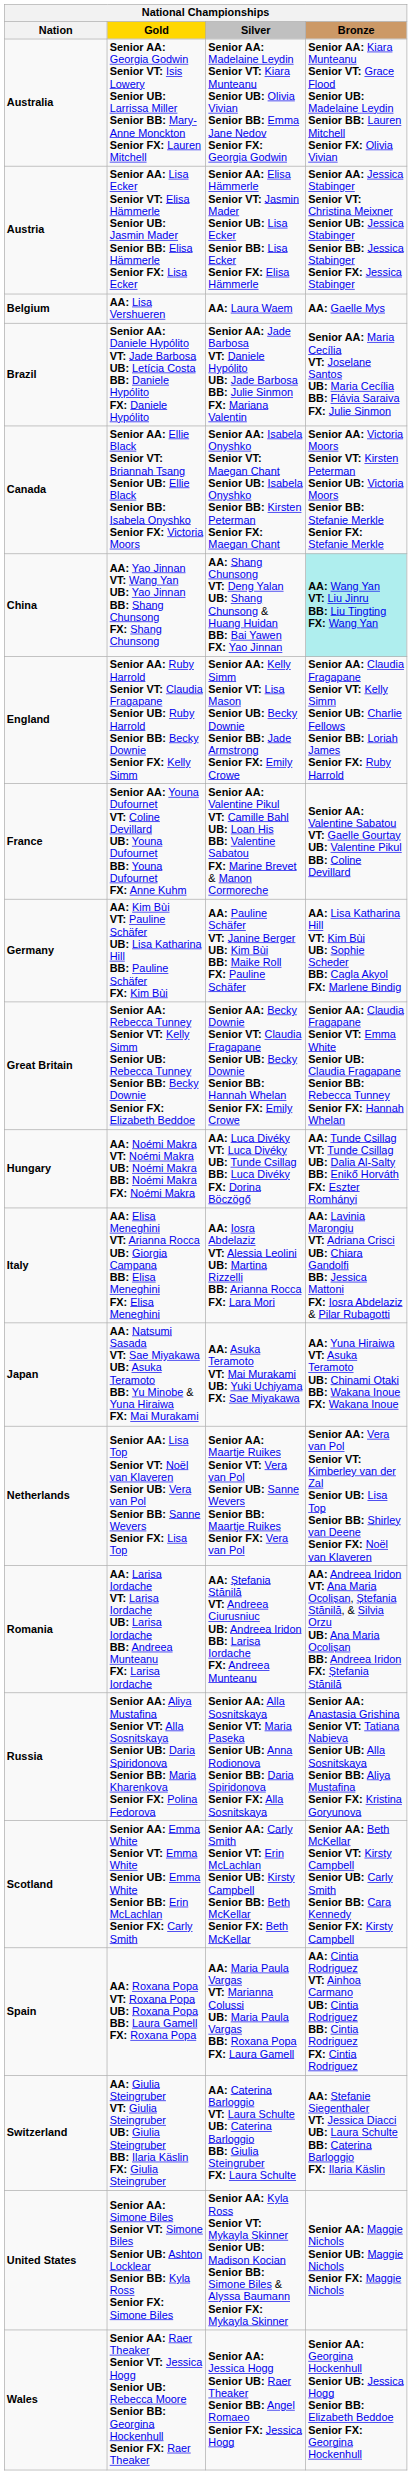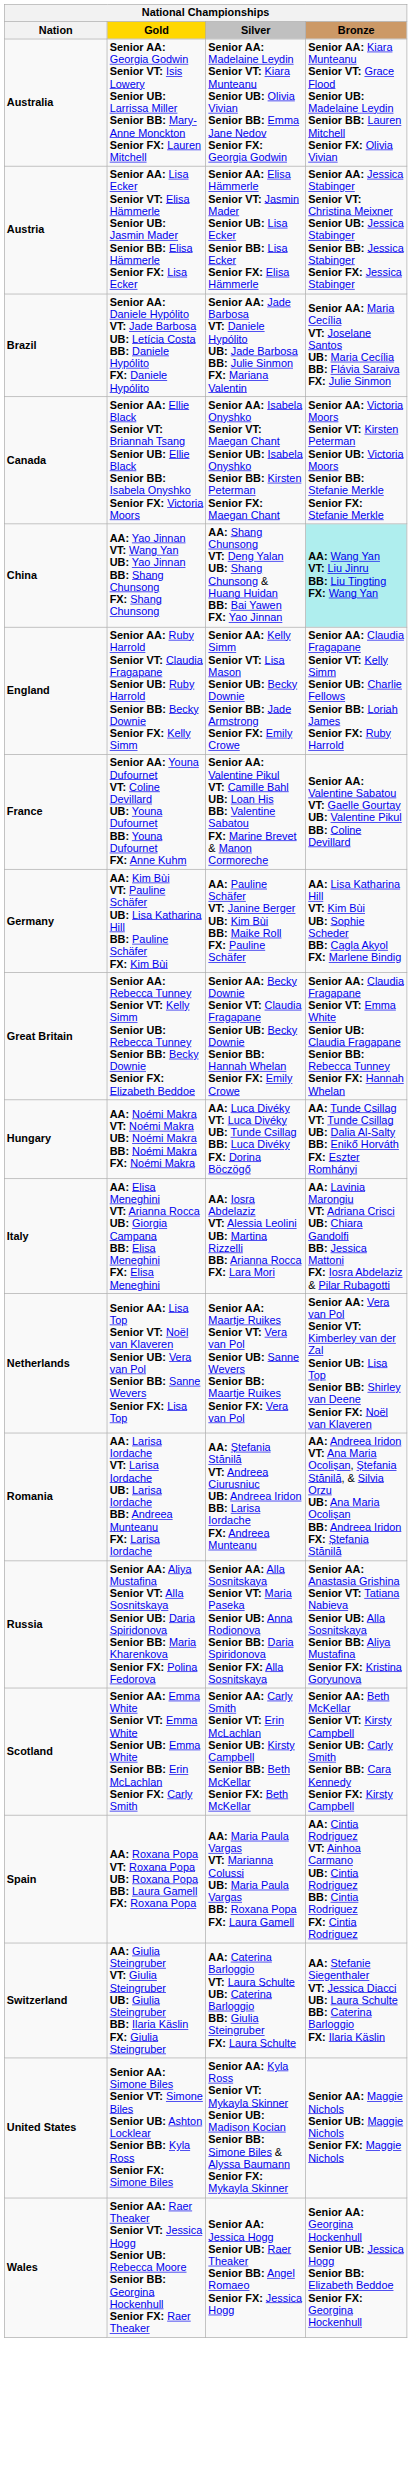- row: (28, 308)
- row: (23, 1374)
